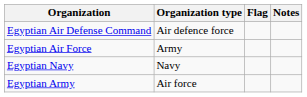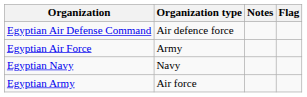columns swapped: (257, 13) <-> (286, 13)
